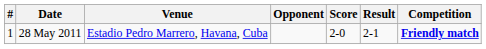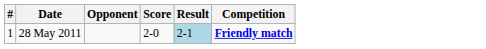- column: (177, 13)
(371, 33) no background -> (185, 33) lightblue background
